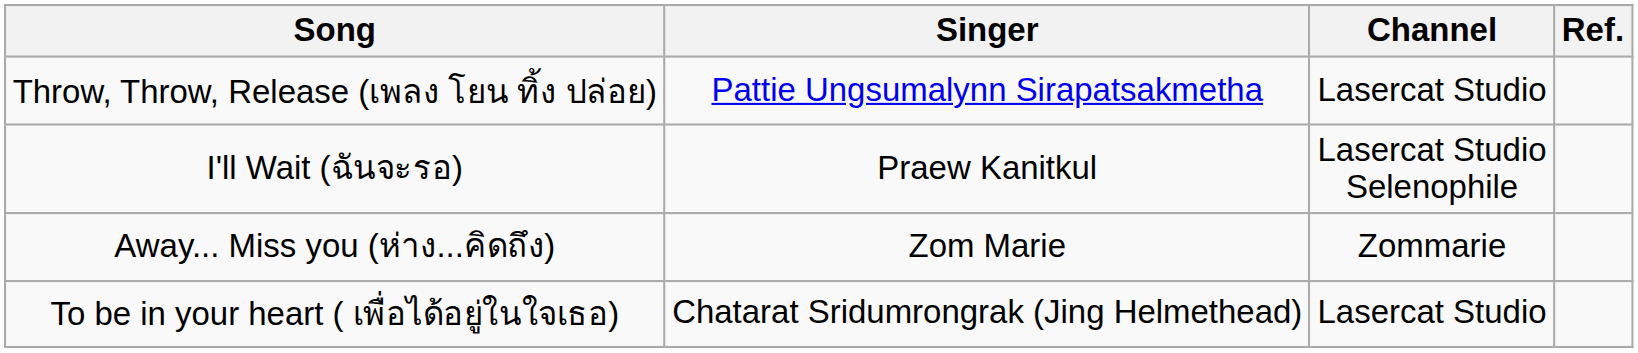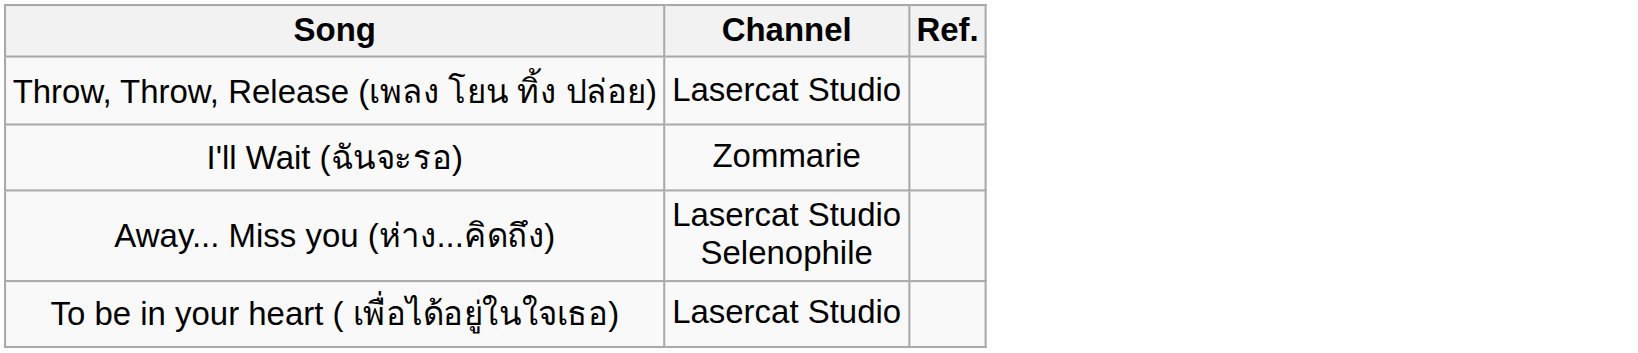- column: (987, 30)
(1432, 168) Lasercat Studio Selenophile -> (787, 156) Zommarie
(1432, 246) Zommarie -> (787, 234) Lasercat Studio Selenophile
